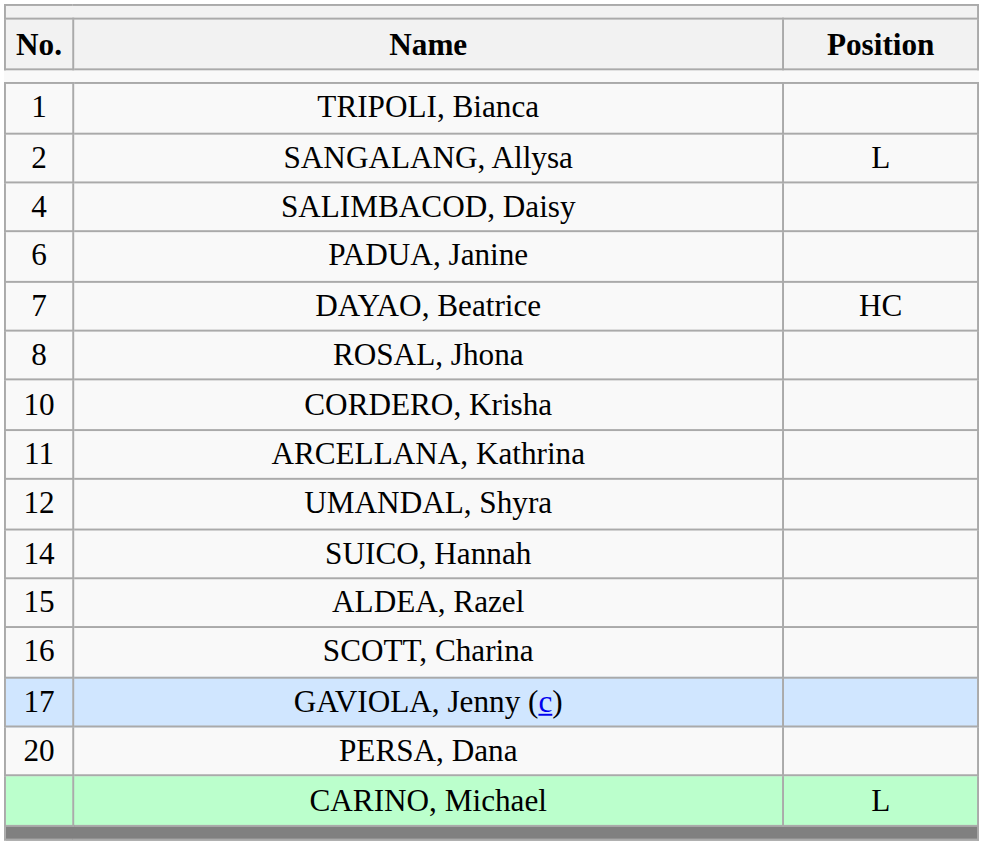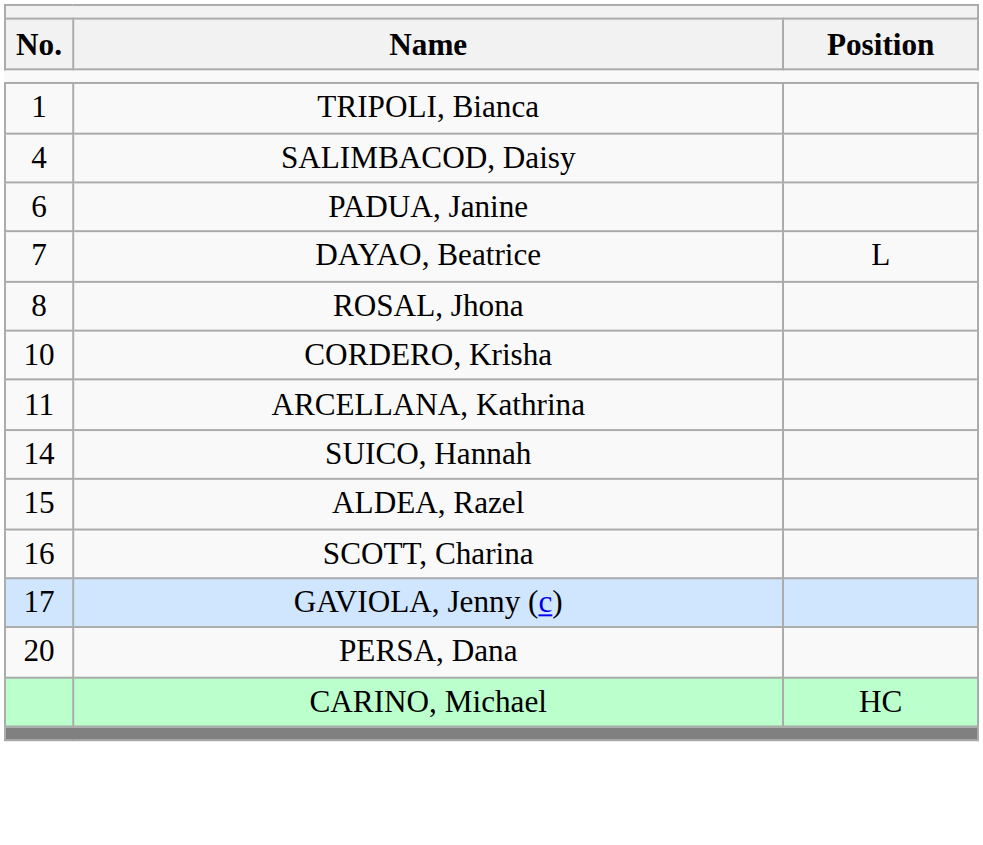- row: (39, 156)
(881, 305) HC -> (881, 255) L
- row: (39, 503)
(881, 800) L -> (881, 701) HC
